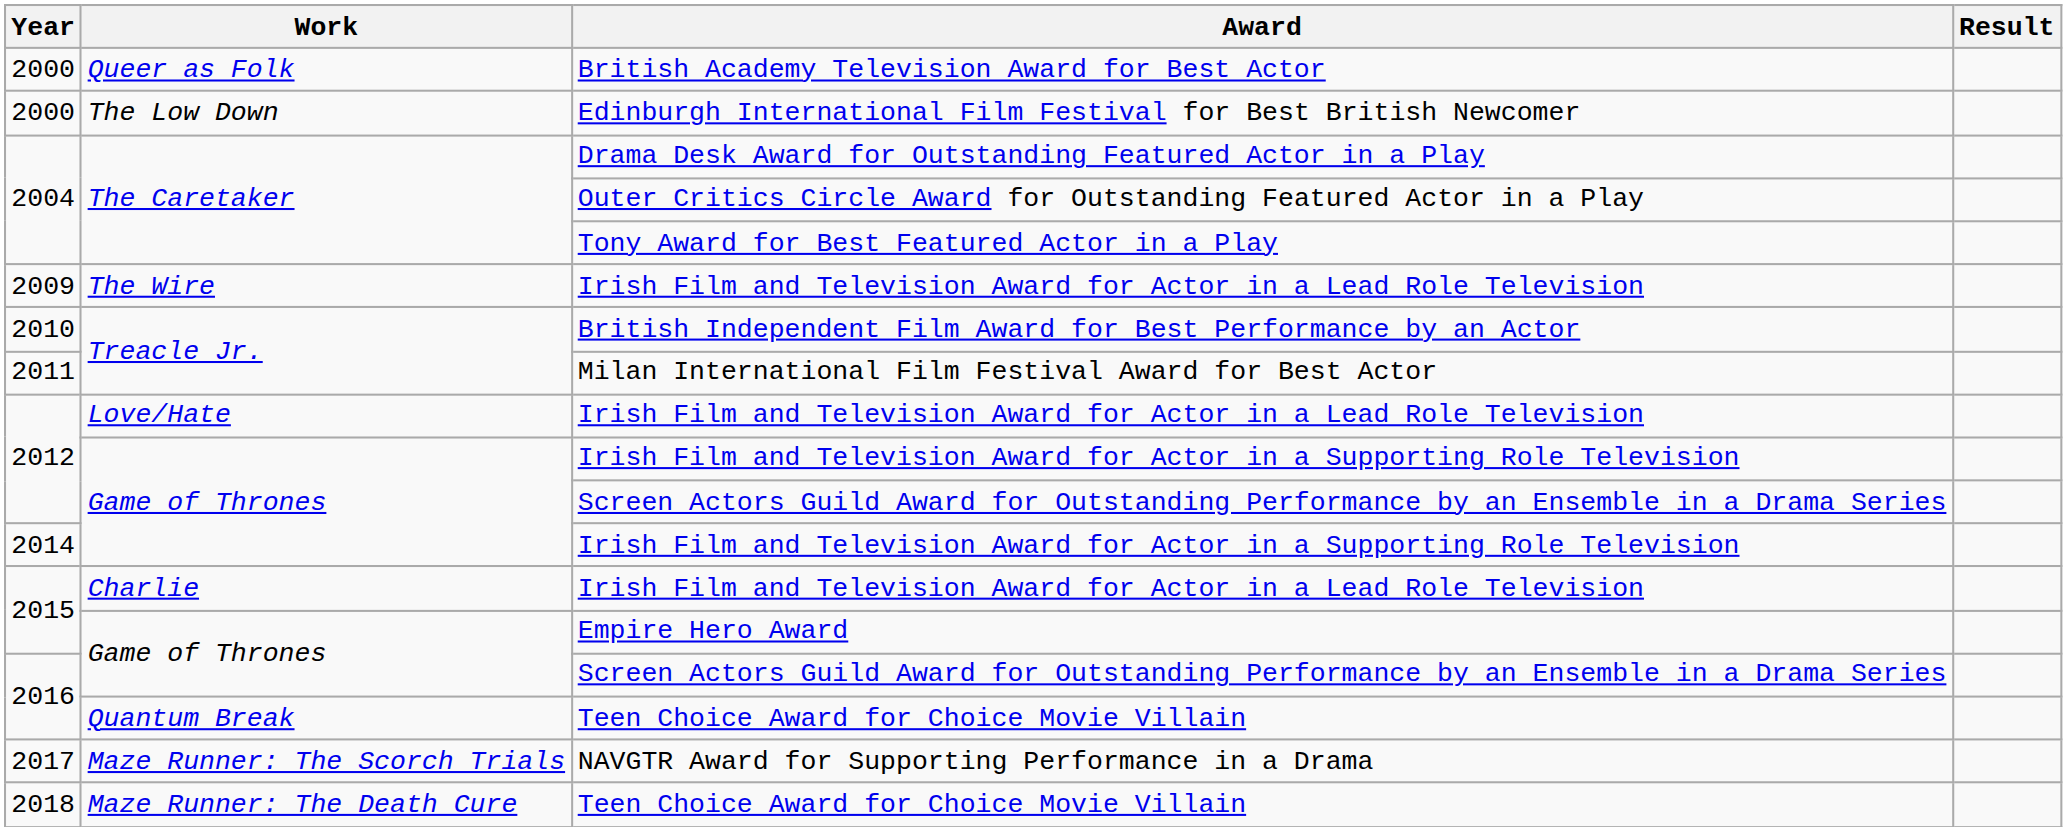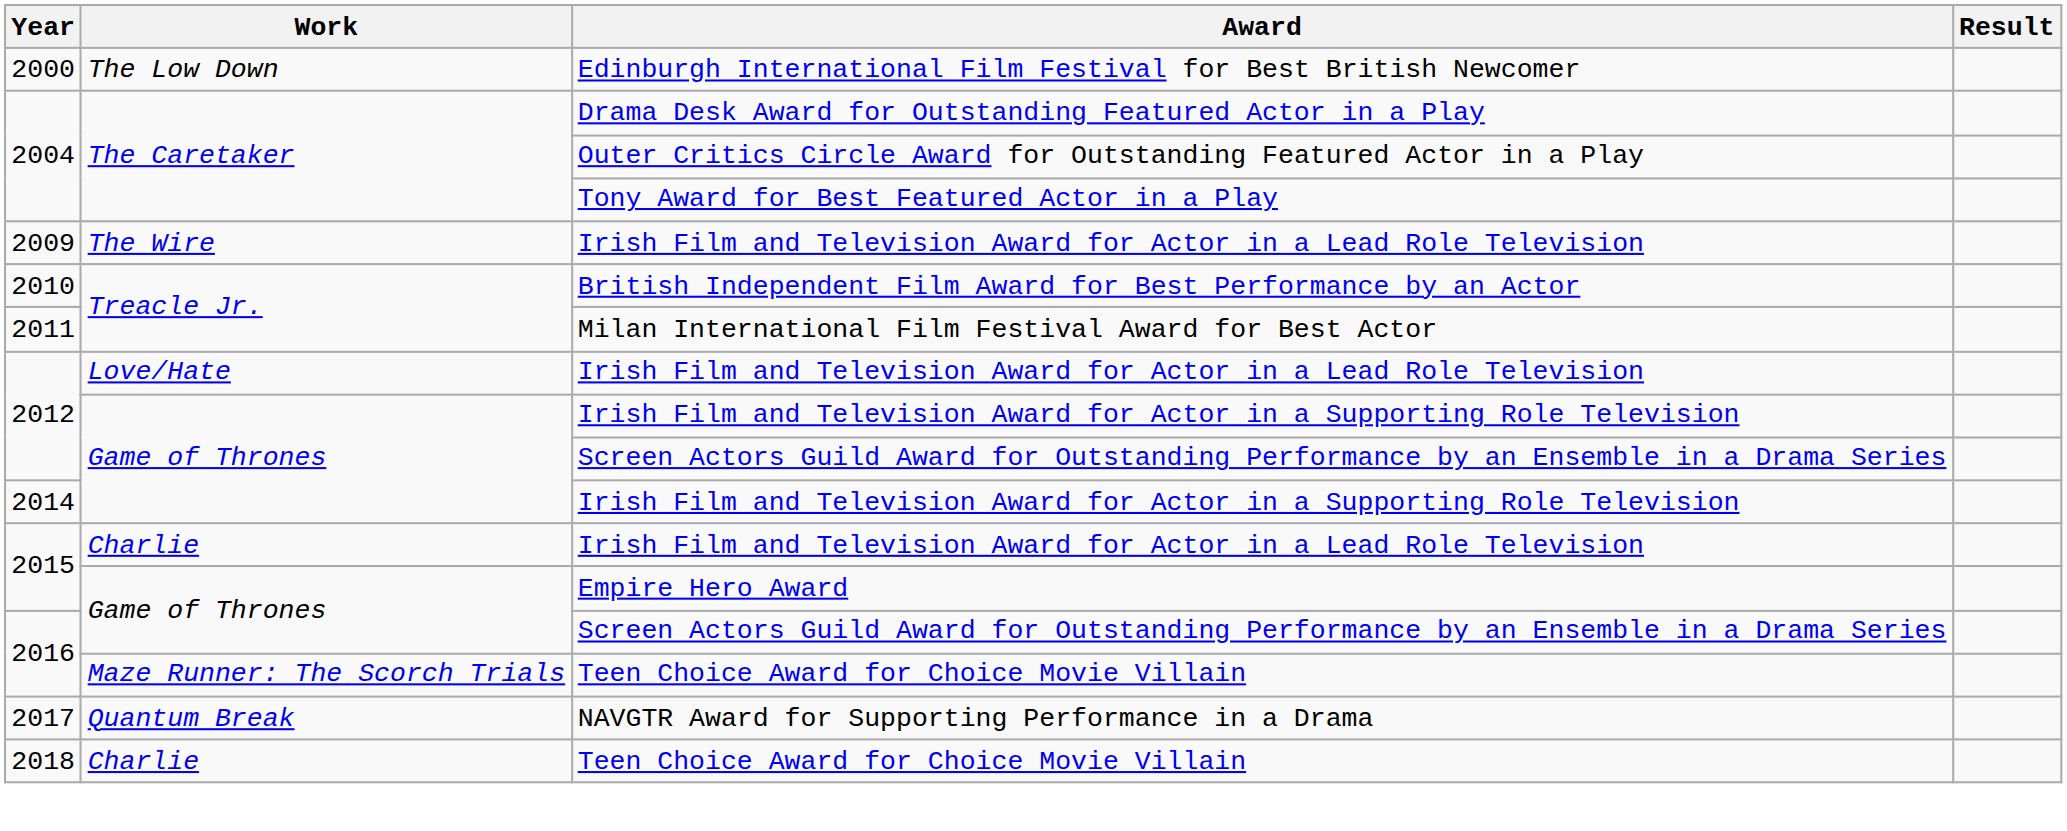- row: (43, 70)
(191, 718) Quantum Break -> (326, 675) Maze Runner: The Scorch Trials
(326, 761) Maze Runner: The Scorch Trials -> (191, 718) Quantum Break
(302, 805) Maze Runner: The Death Cure -> (143, 761) Charlie
